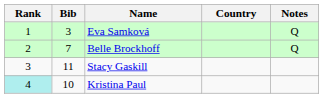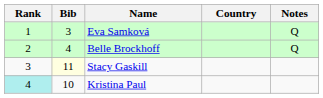(68, 48) 7 -> (68, 48) 4
(68, 66) no background -> (68, 66) lightyellow background
